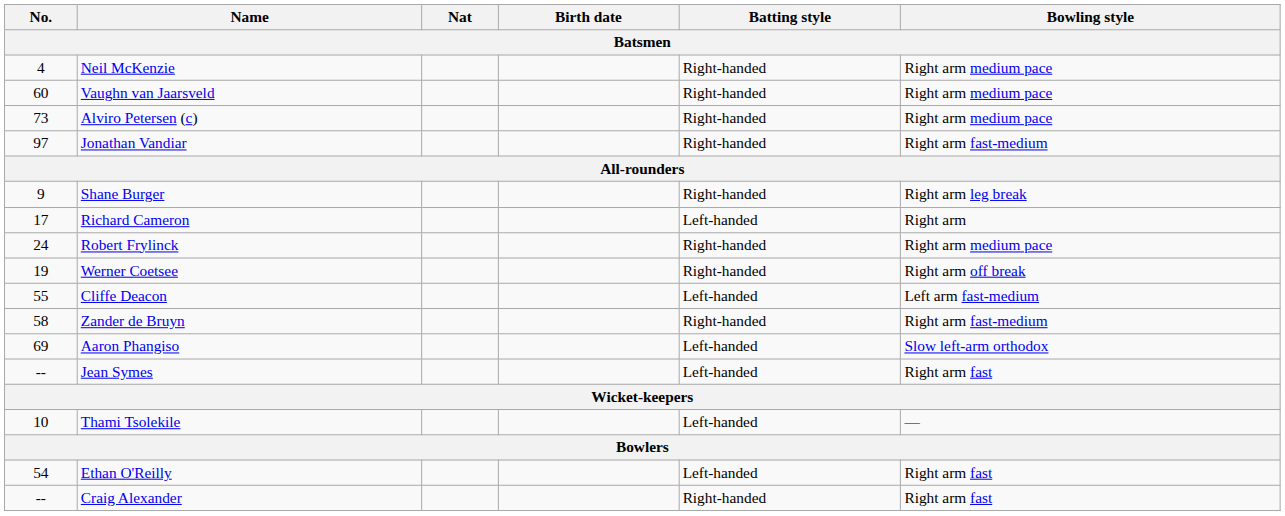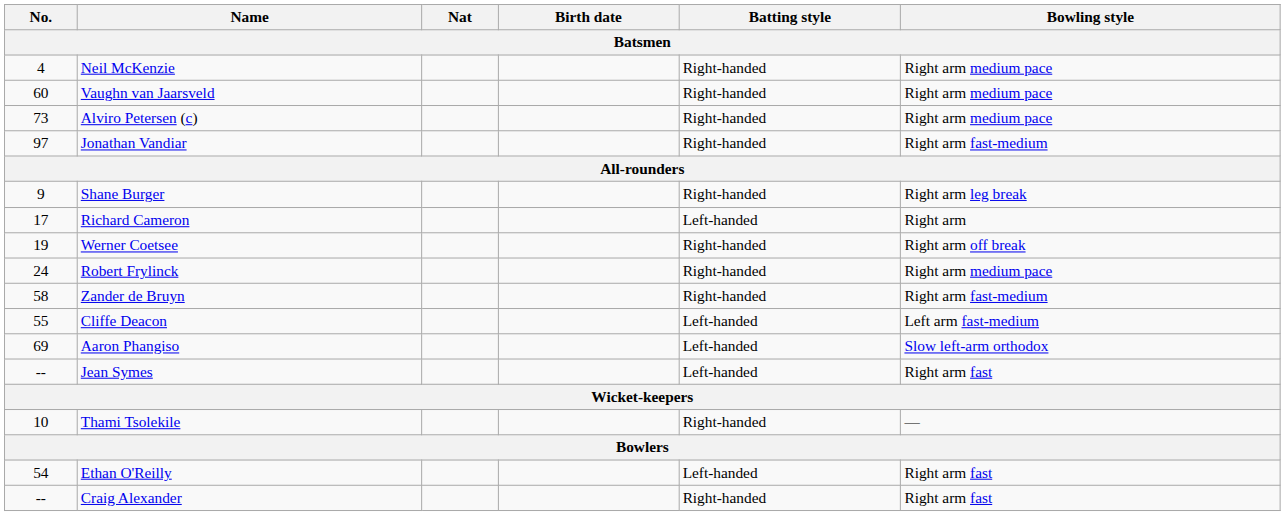rows swapped: (129, 270) <-> (130, 245)
rows swapped: (124, 295) <-> (133, 321)
(720, 422) Left-handed -> (724, 422) Right-handed
